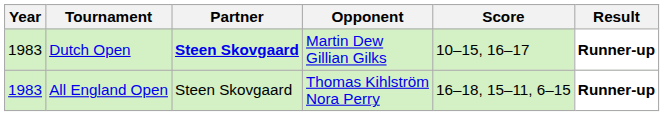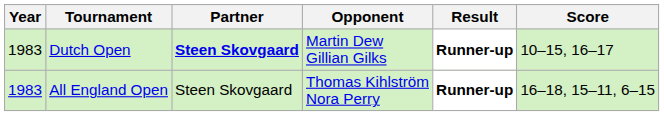columns swapped: (503, 17) <-> (616, 17)
